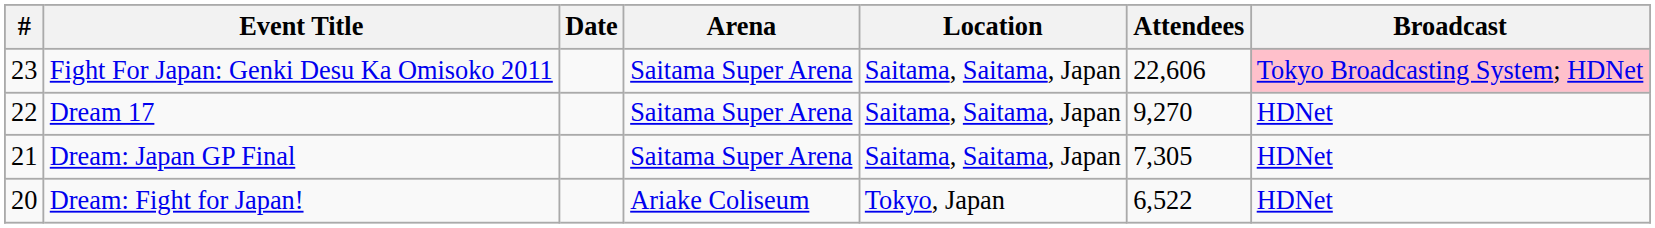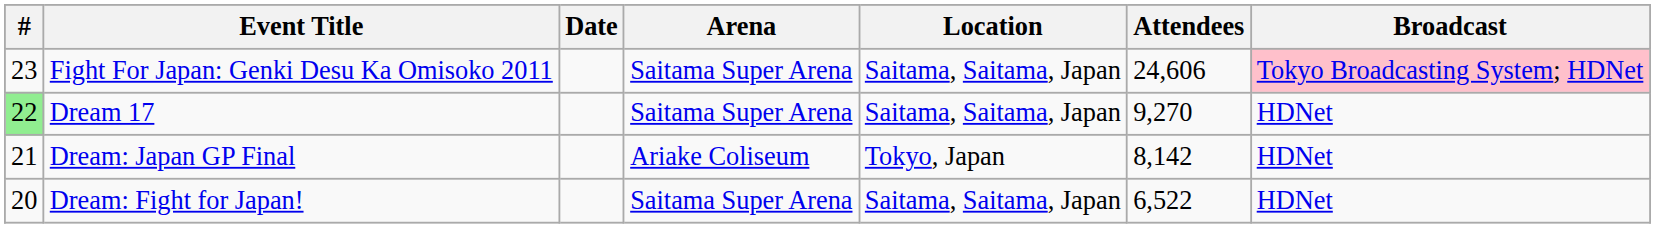(1169, 70) 22,606 -> (1169, 70) 24,606
(24, 113) no background -> (24, 113) lightgreen background
(741, 157) Saitama Super Arena -> (720, 157) Ariake Coliseum
(993, 157) Saitama, Saitama, Japan -> (935, 157) Tokyo, Japan
(1163, 157) 7,305 -> (1163, 157) 8,142
(720, 200) Ariake Coliseum -> (741, 200) Saitama Super Arena
(935, 200) Tokyo, Japan -> (993, 200) Saitama, Saitama, Japan
